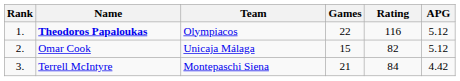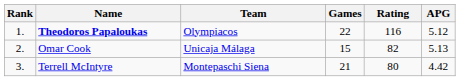(438, 48) 5.12 -> (438, 48) 5.13
(393, 66) 84 -> (393, 66) 80
